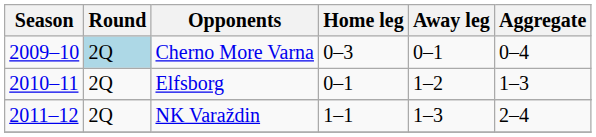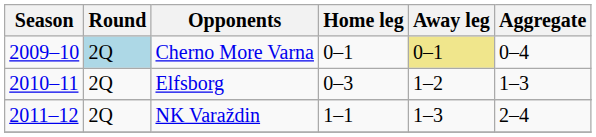(338, 52) 0–3 -> (338, 52) 0–1
(428, 52) no background -> (428, 52) khaki background
(338, 83) 0–1 -> (338, 83) 0–3
